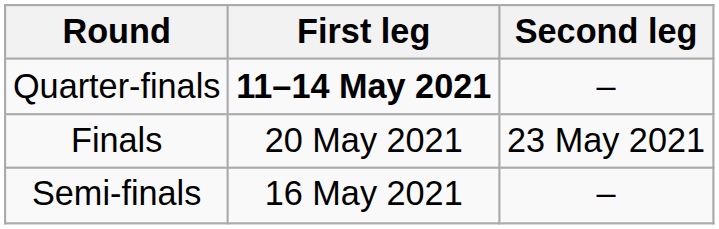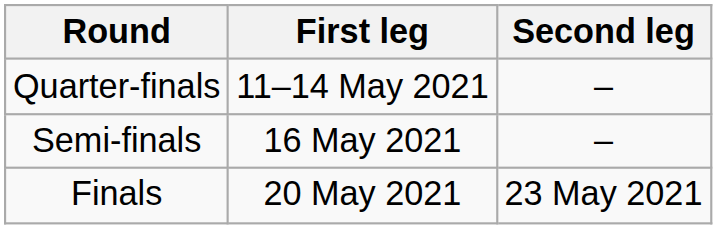(364, 85) bold -> (362, 85) normal
rows swapped: (117, 194) <-> (117, 140)
